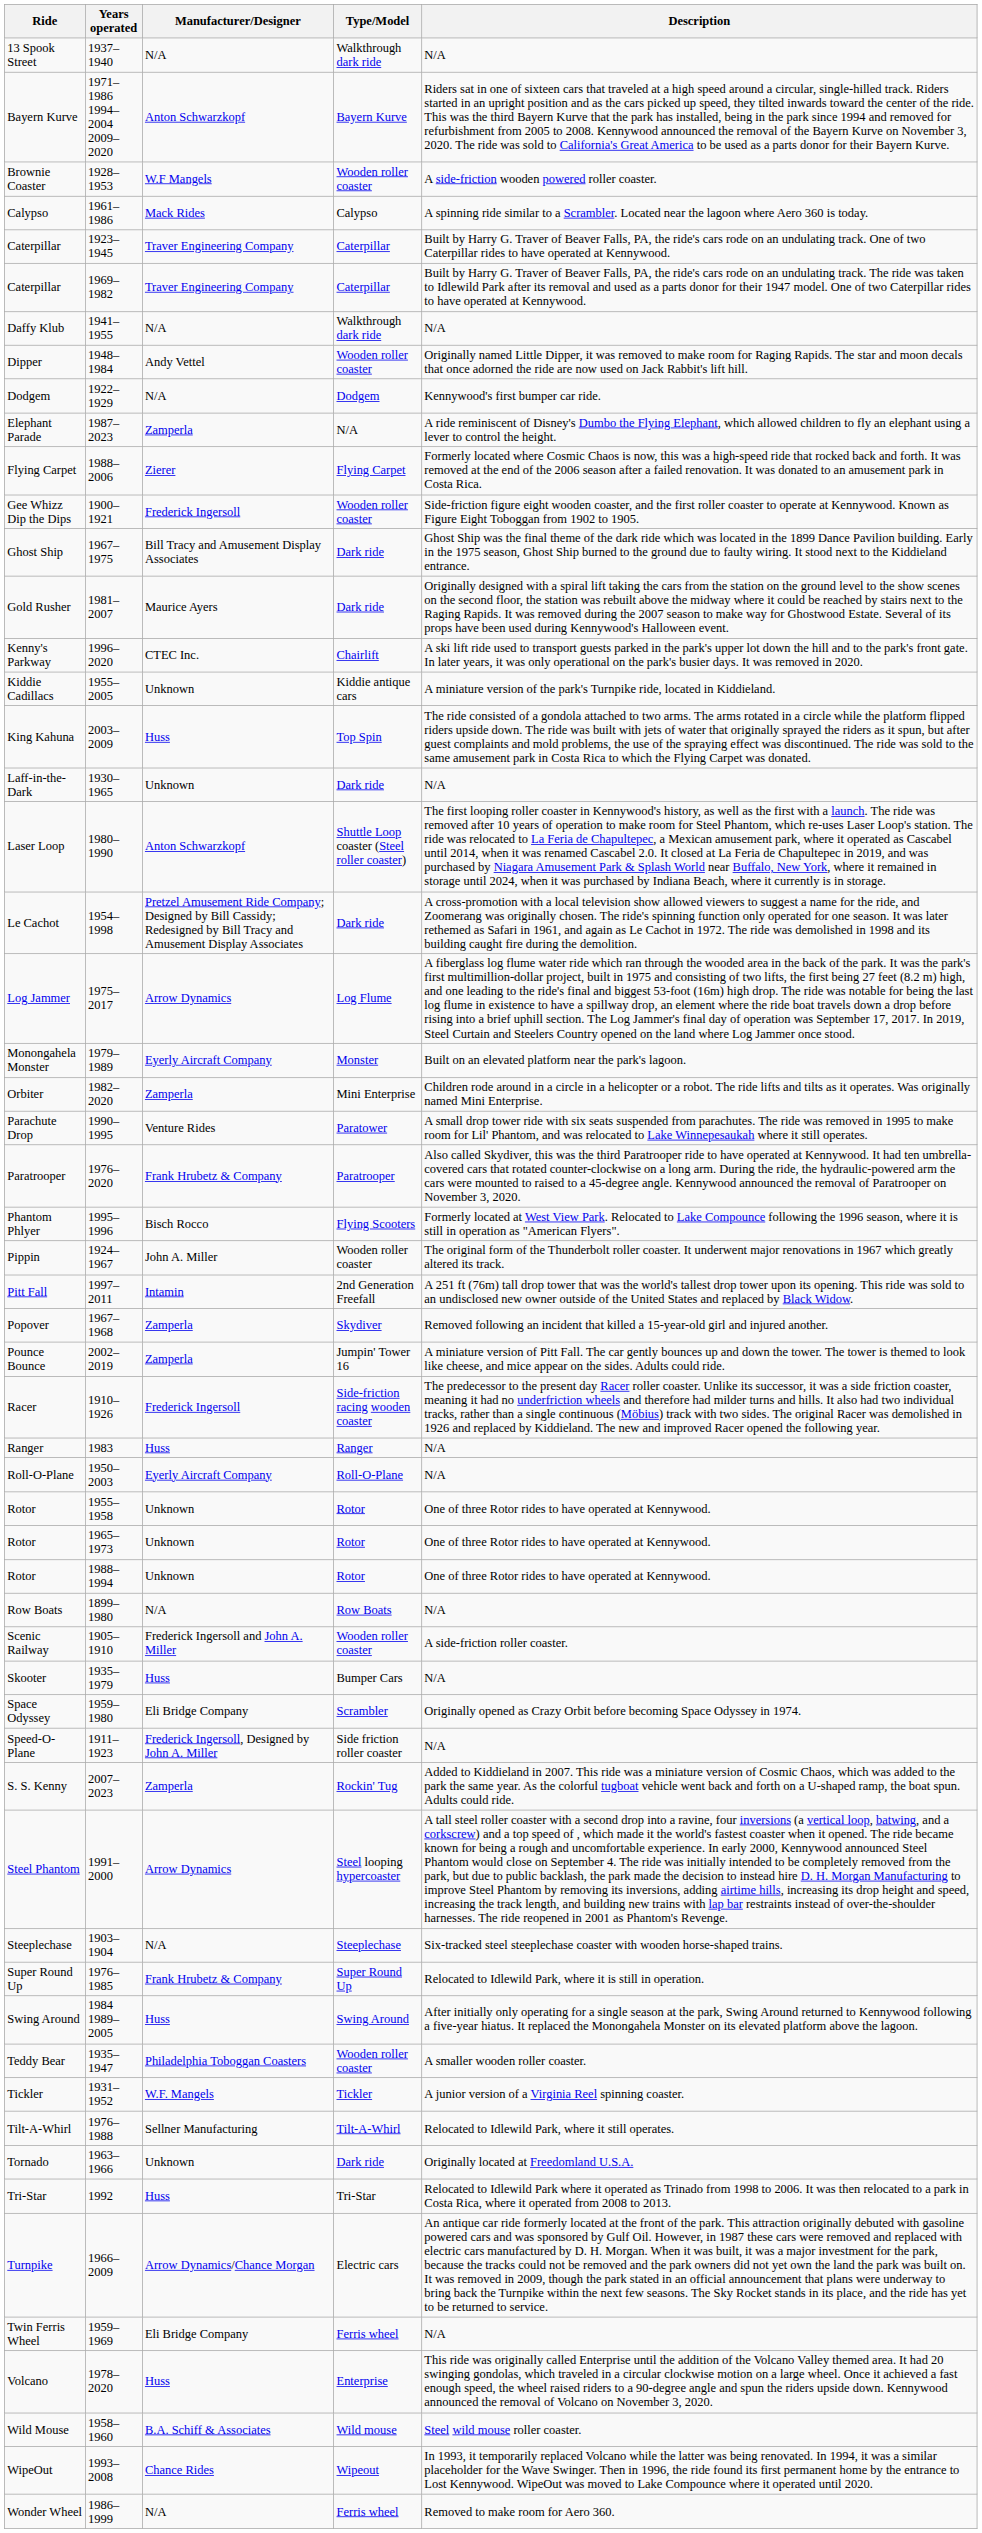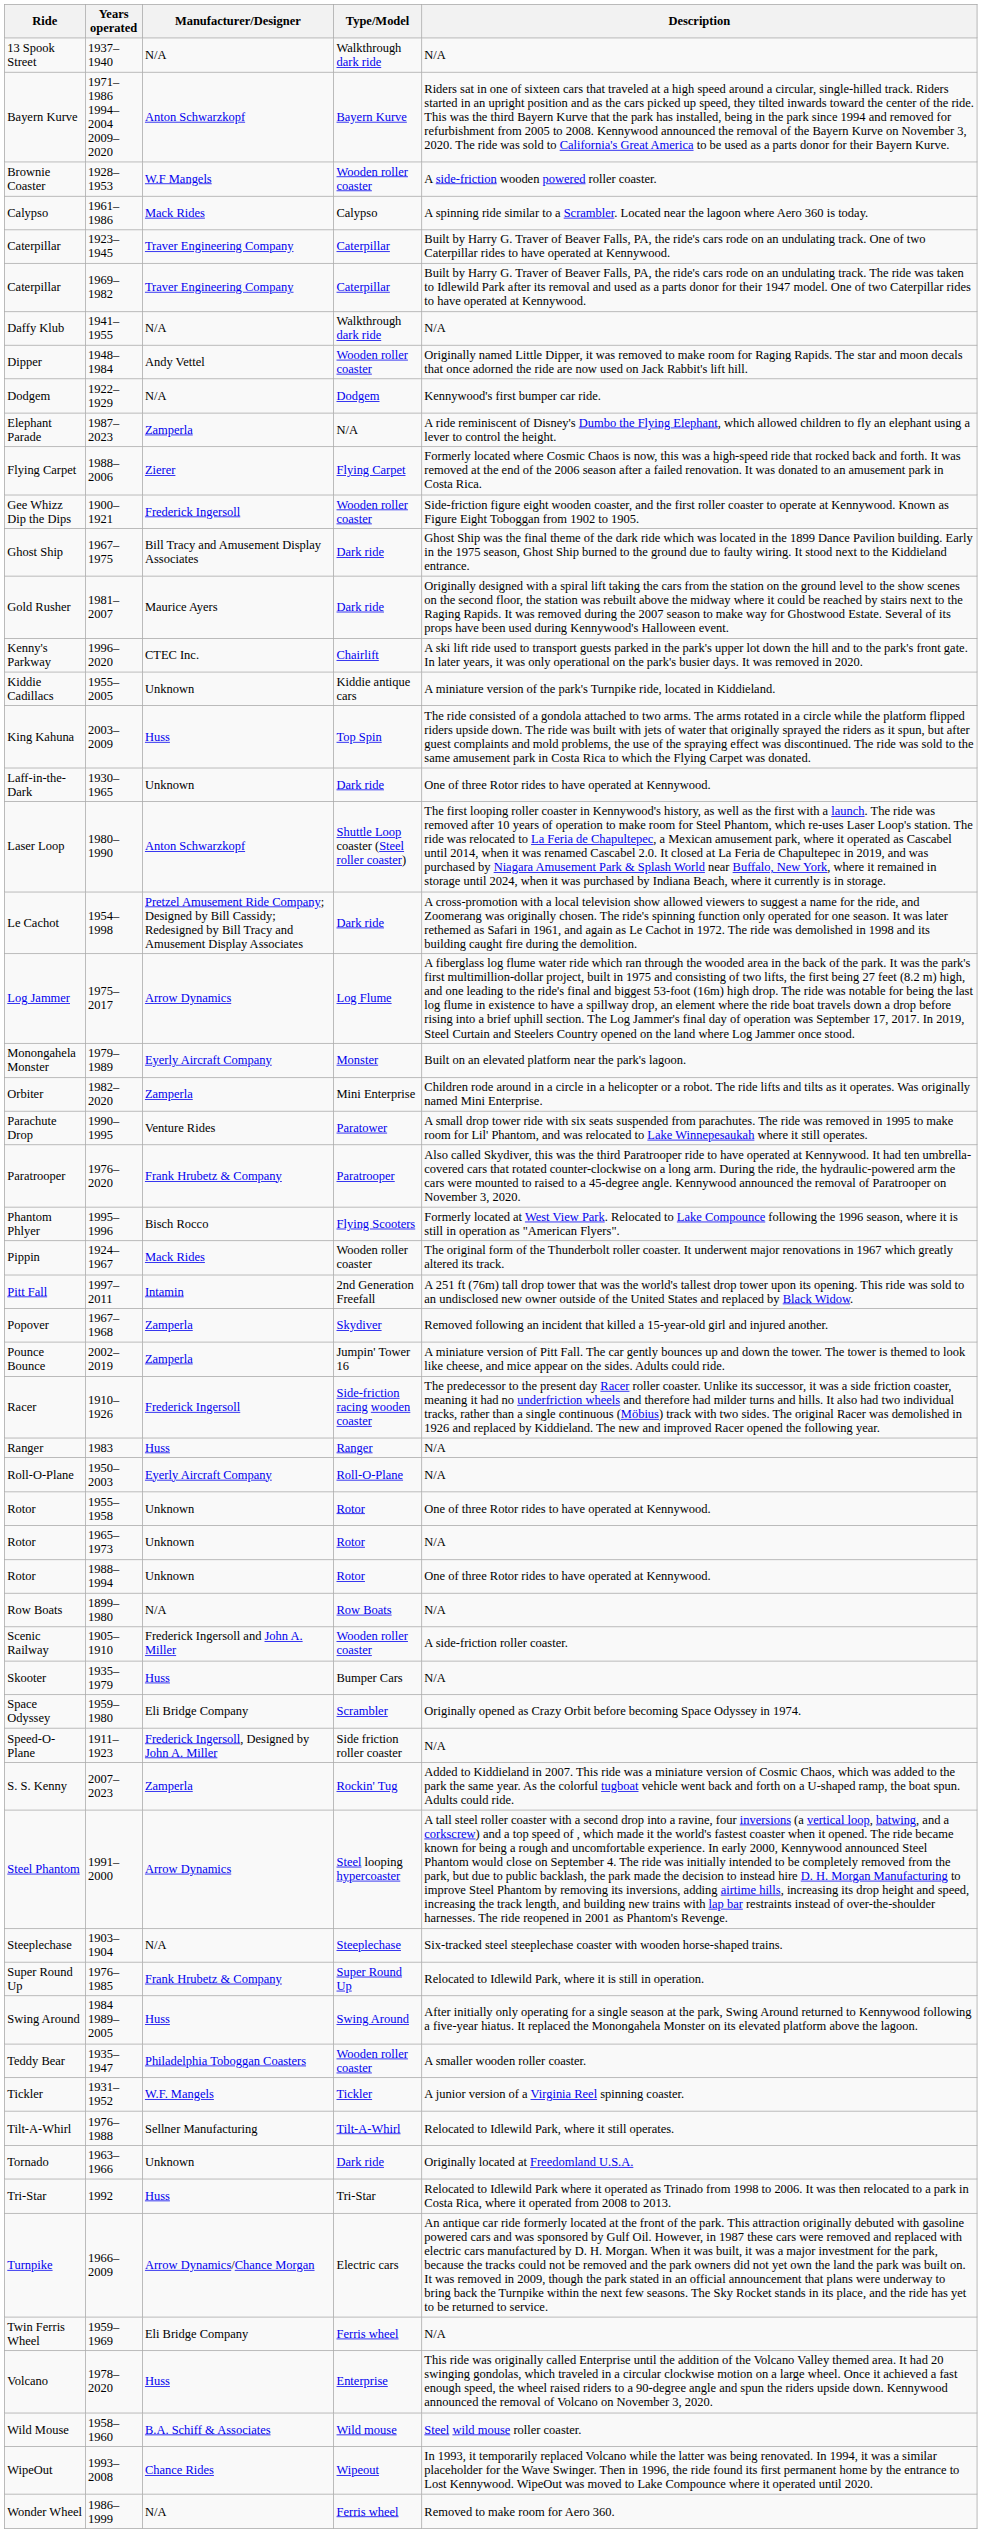(435, 784) N/A -> (567, 784) One of three Rotor rides to have operated at Kennywood.
(181, 1257) John A. Miller -> (175, 1257) Mack Rides
(567, 1542) One of three Rotor rides to have operated at Kennywood. -> (435, 1542) N/A
